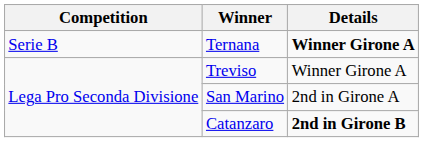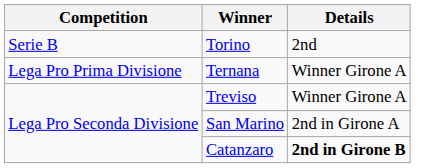+ row: (228, 44)
(33, 44) Serie B -> (95, 70) Lega Pro Prima Divisione
(353, 44) bold -> (349, 70) normal
